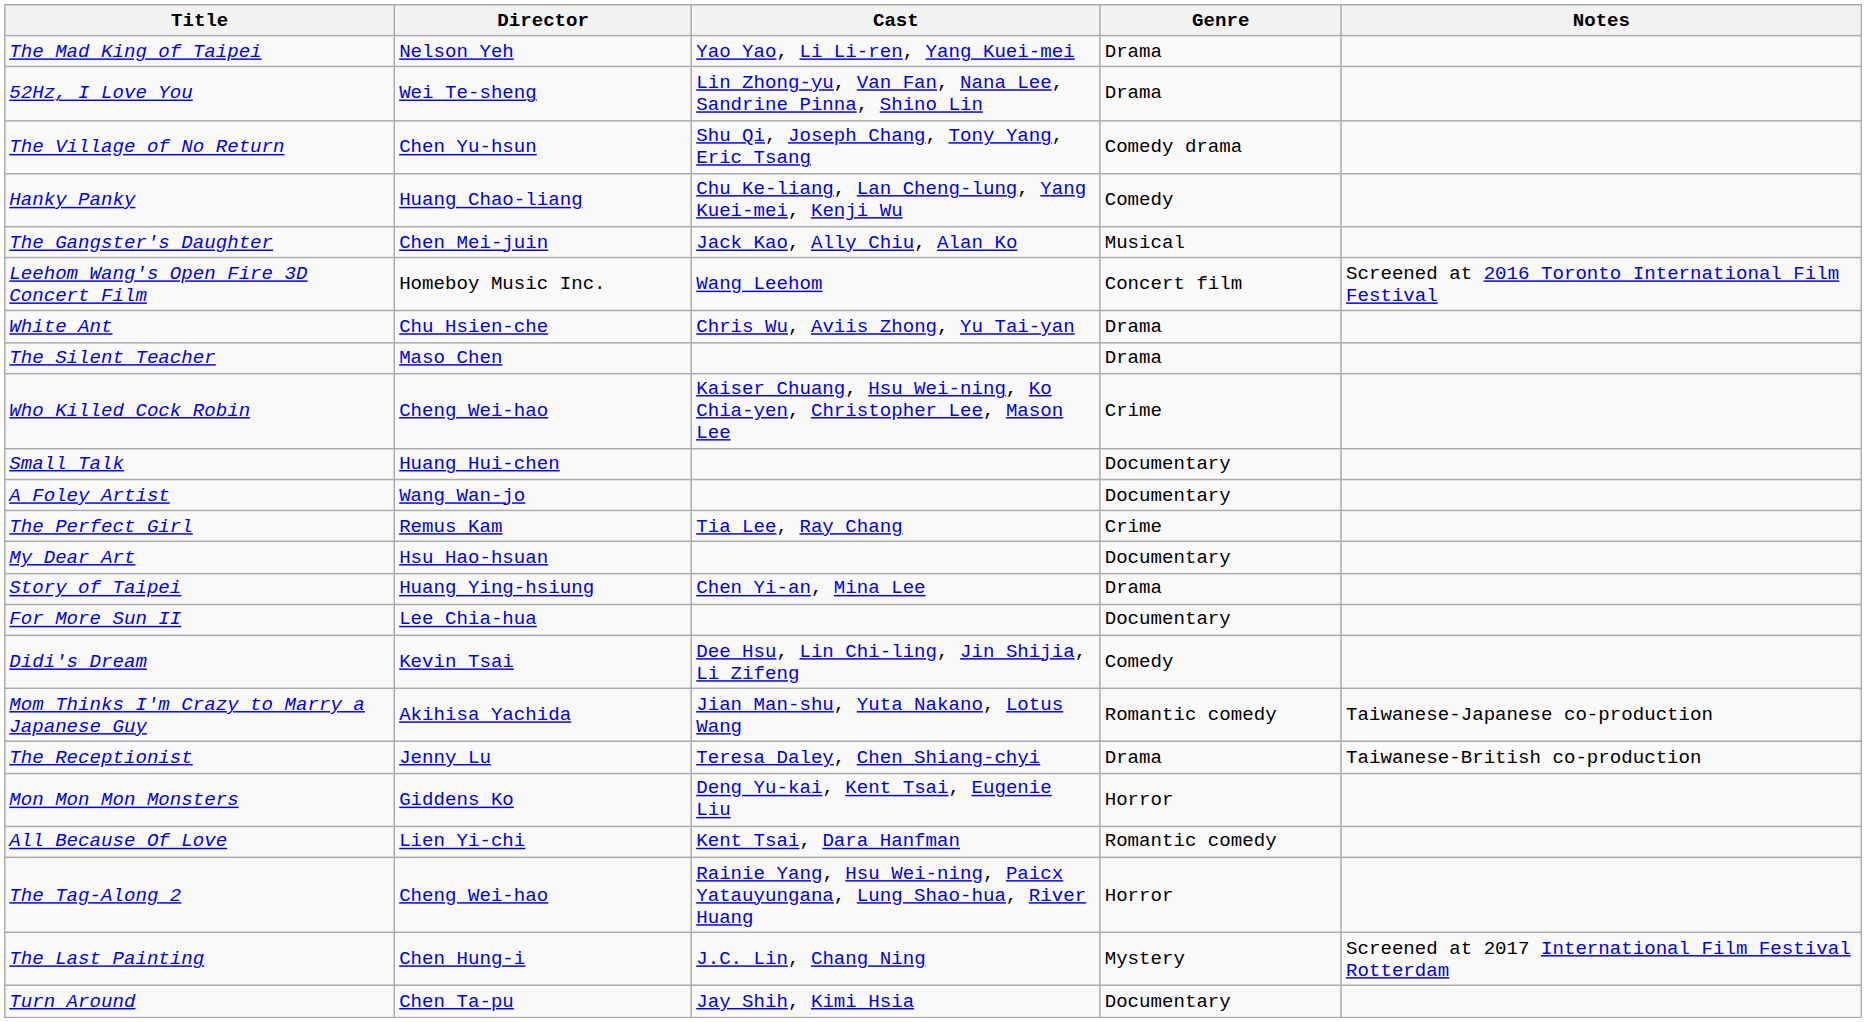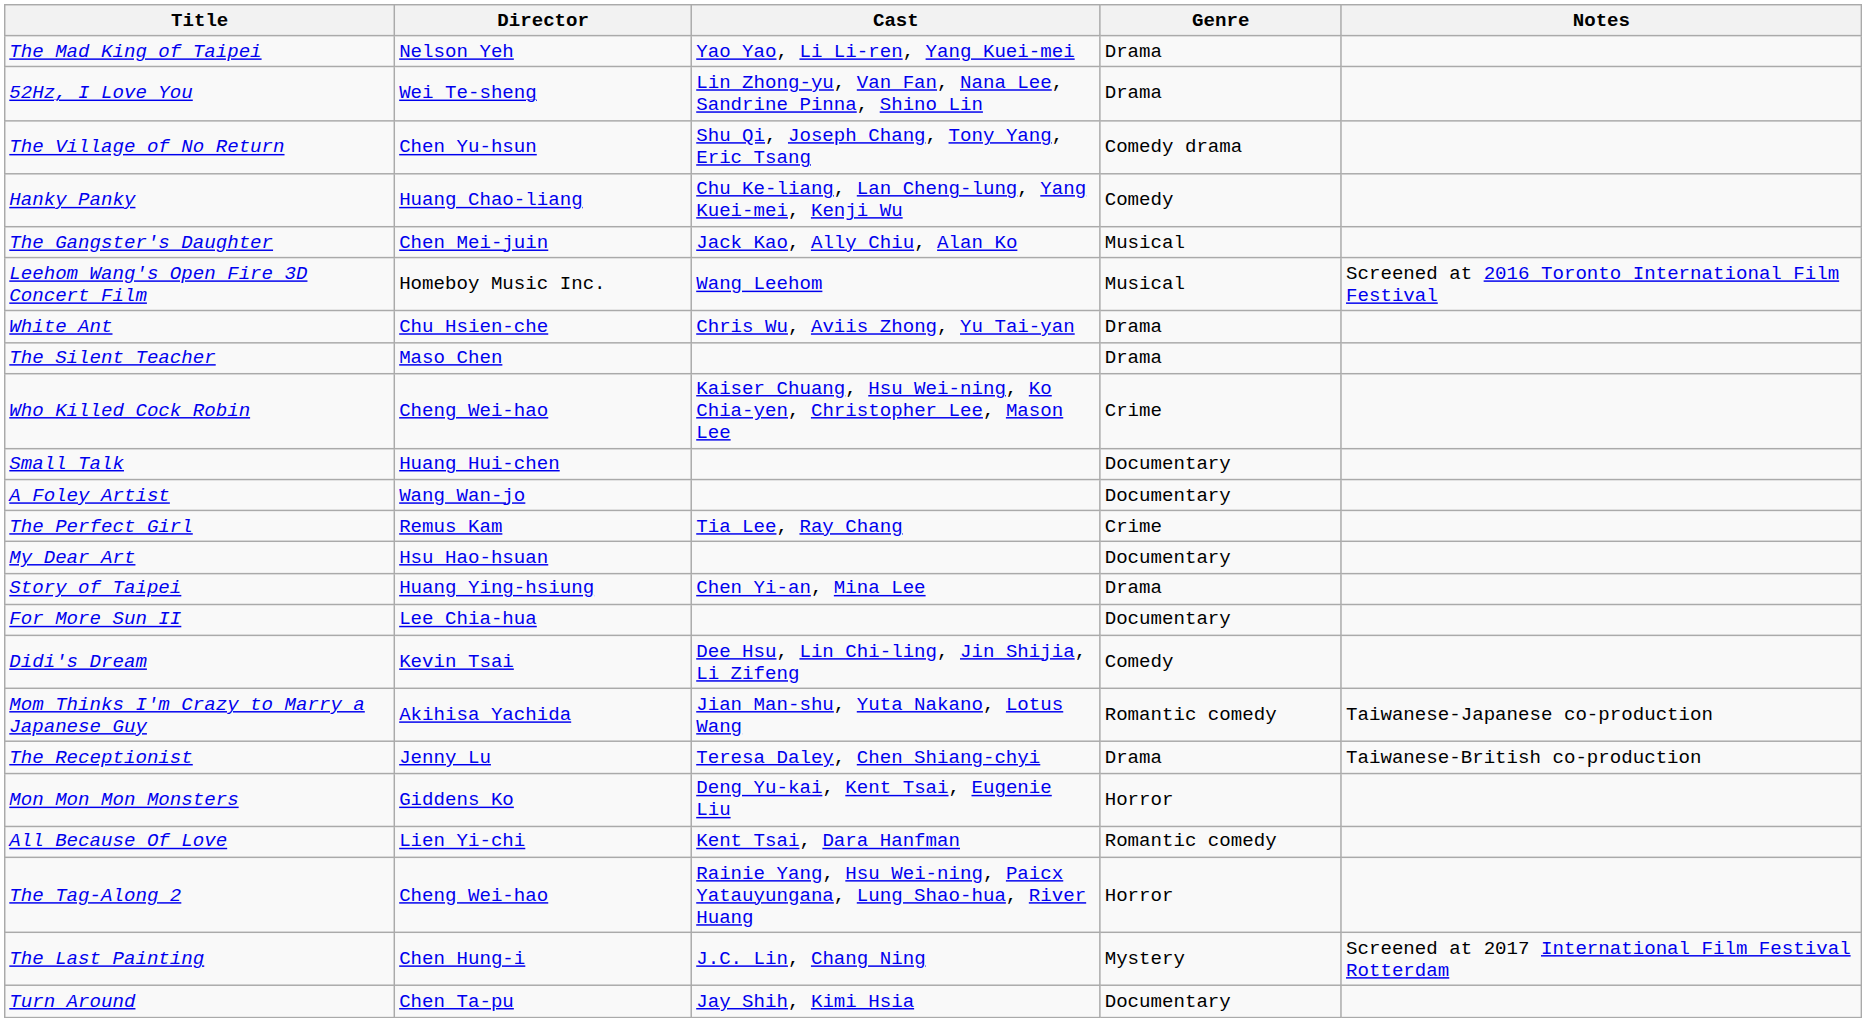(1173, 284) Concert film -> (1145, 284) Musical
